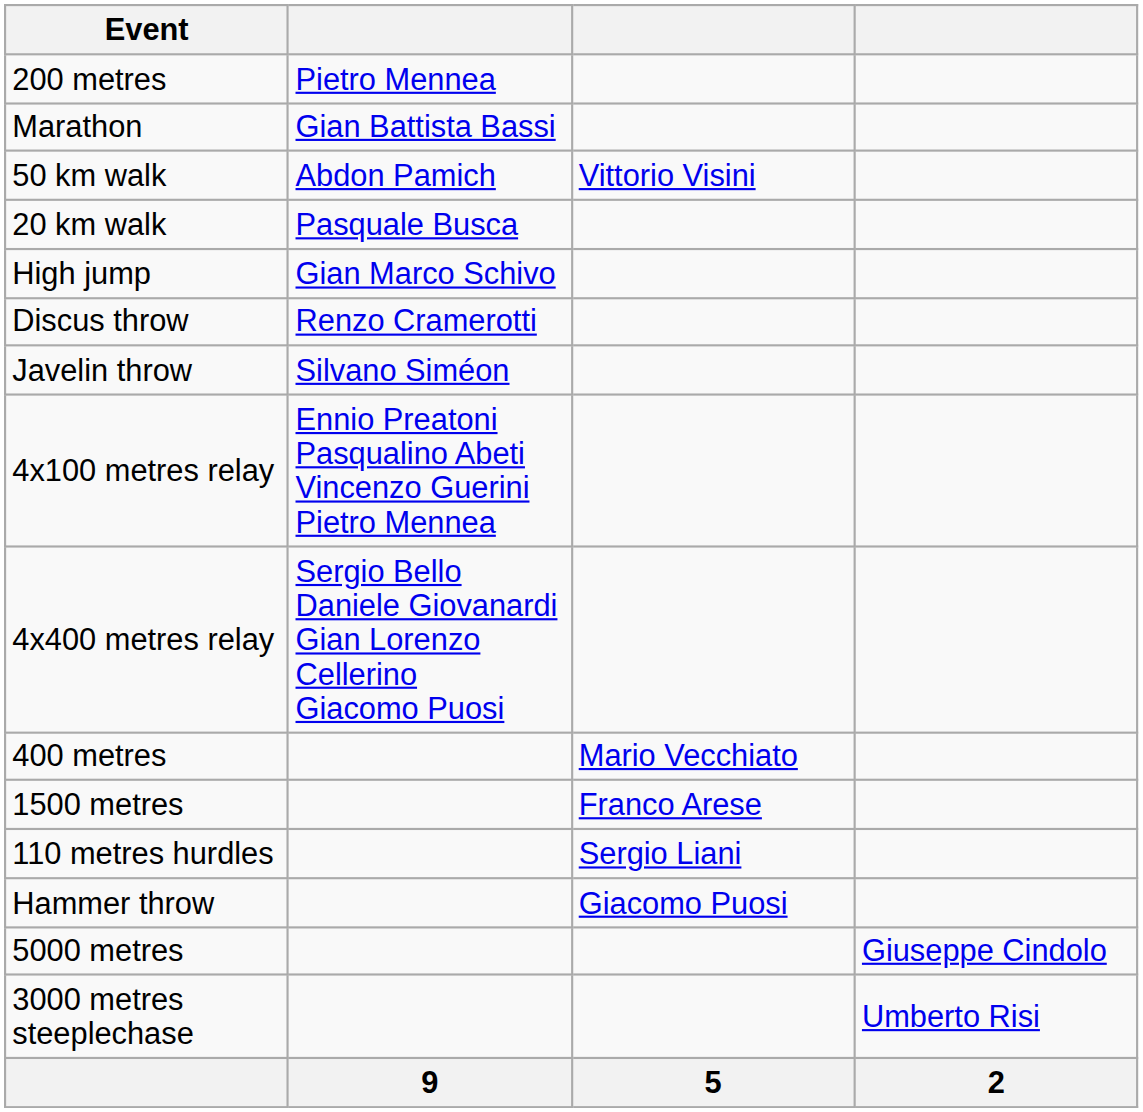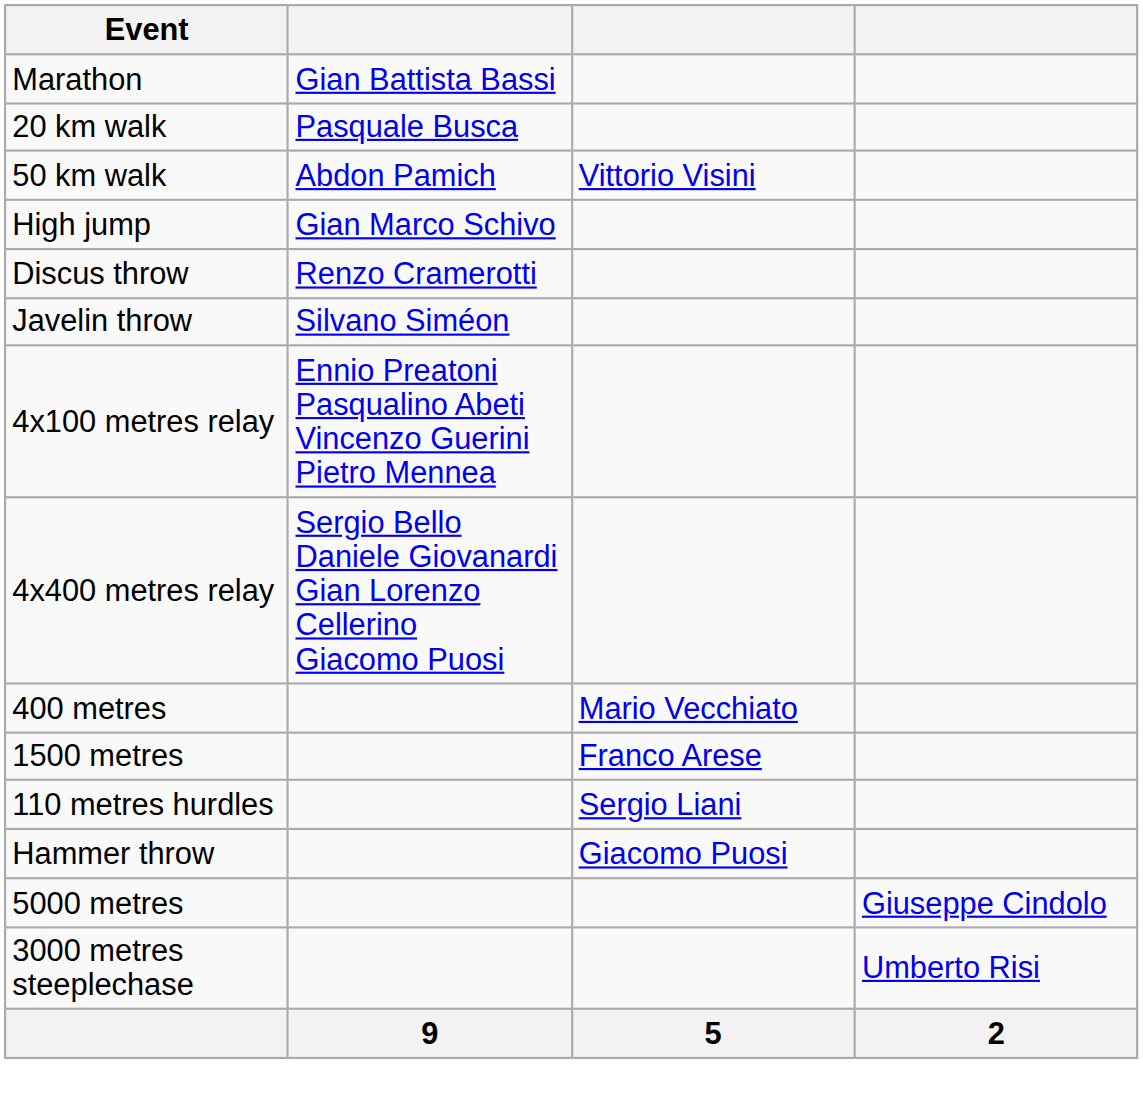- row: (89, 78)
rows swapped: (89, 225) <-> (89, 176)
